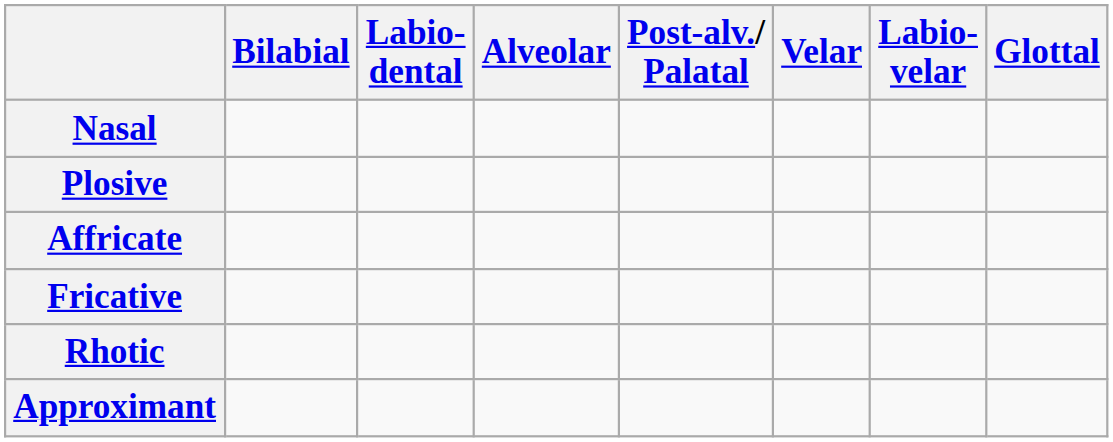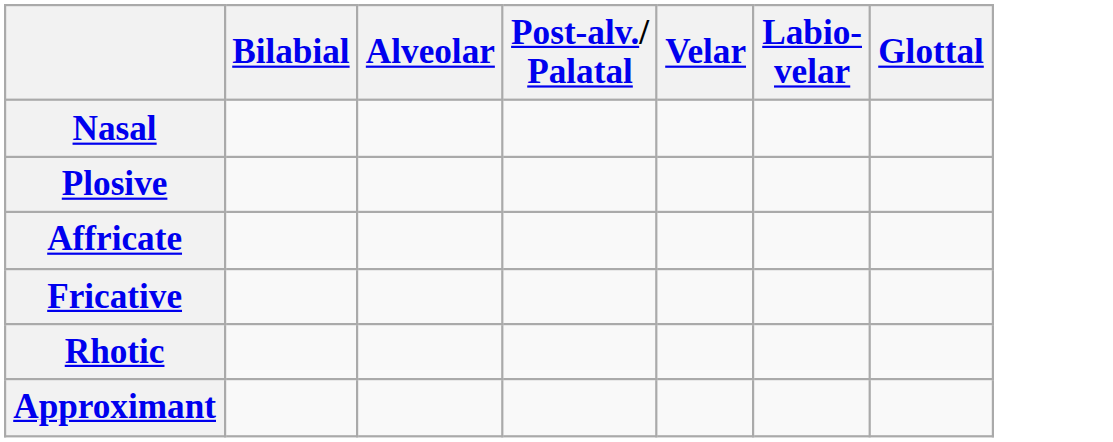- column: (416, 52)
